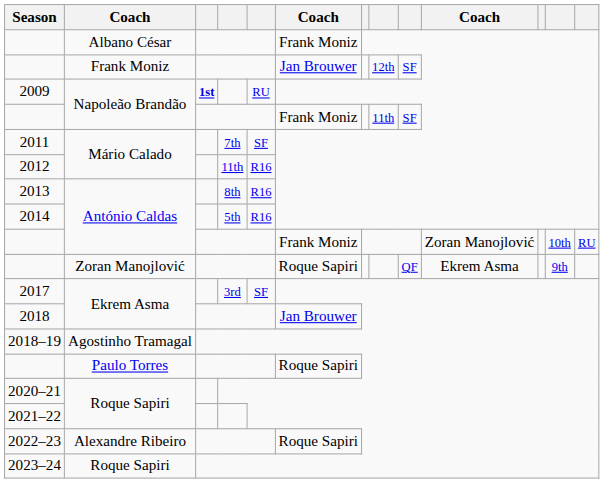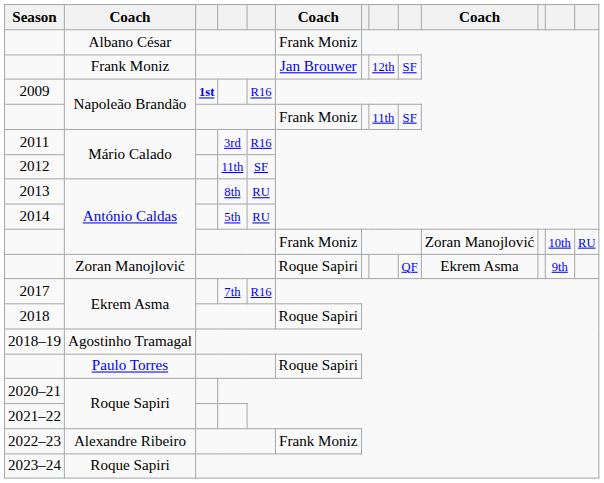(261, 93) RU -> (261, 93) R16
(232, 143) 7th -> (232, 143) 3rd
(261, 143) SF -> (261, 143) R16
(261, 168) R16 -> (261, 168) SF
(261, 192) R16 -> (261, 192) RU
(261, 217) R16 -> (261, 217) RU
(232, 292) 3rd -> (232, 292) 7th
(261, 292) SF -> (261, 292) R16
(318, 316) Jan Brouwer -> (318, 316) Roque Sapiri
(318, 441) Roque Sapiri -> (318, 441) Frank Moniz
